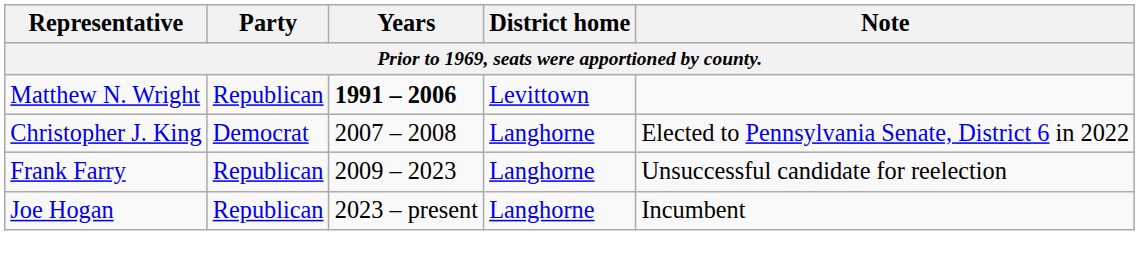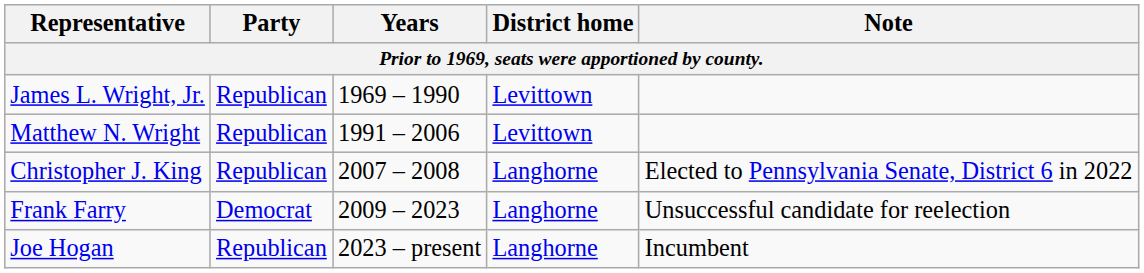+ row: (108, 94)
(396, 94) bold -> (399, 132) normal
(261, 132) Democrat -> (271, 171) Republican
(268, 171) Republican -> (264, 210) Democrat
